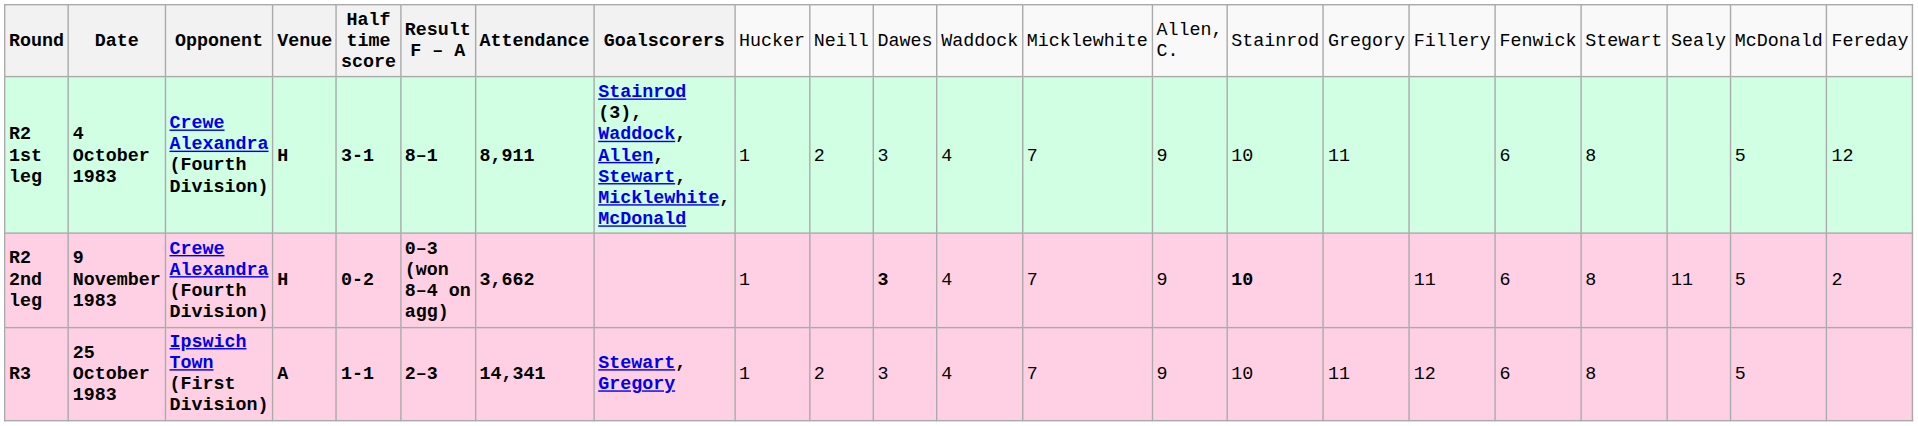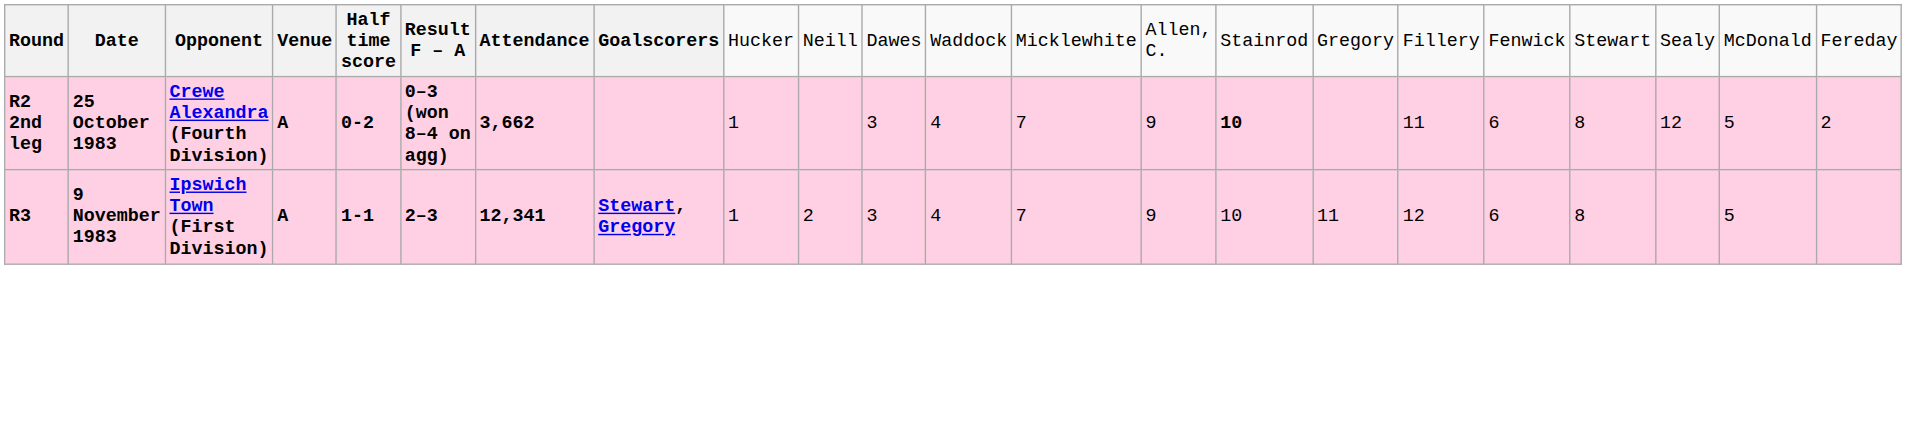- row: (26, 155)
(117, 280) 9 November 1983 -> (111, 124) 25 October 1983
(283, 280) H -> (283, 124) A
(883, 280) bold -> (872, 124) normal
(1682, 280) 11 -> (1671, 124) 12
(111, 374) 25 October 1983 -> (117, 217) 9 November 1983
(512, 374) 14,341 -> (512, 217) 12,341
